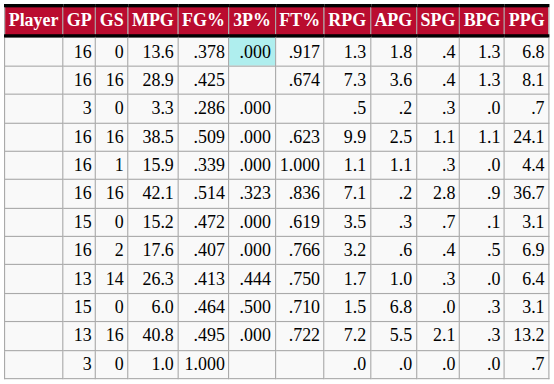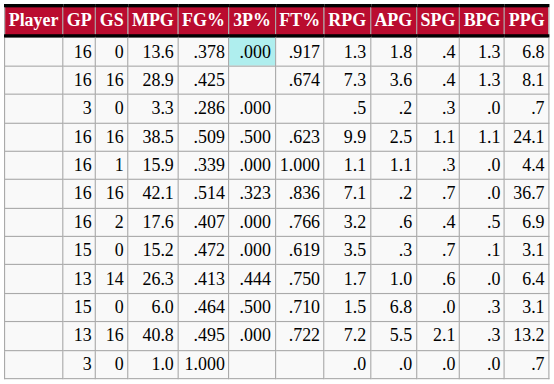(255, 136) .000 -> (255, 136) .500
(444, 193) 2.8 -> (449, 193) .7
(494, 193) .9 -> (494, 193) .0
rows swapped: (158, 250) <-> (158, 222)
(449, 278) .3 -> (449, 278) .6
